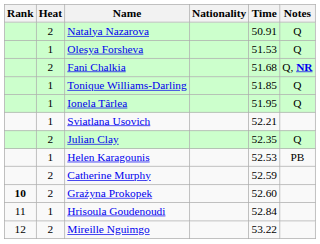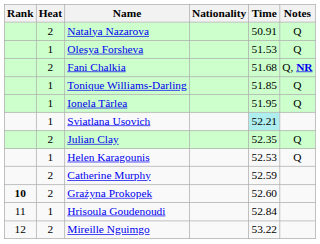(264, 121) no background -> (264, 121) paleturquoise background
(297, 157) PB -> (297, 157) Q
